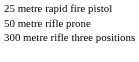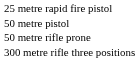+ row: (37, 23)
